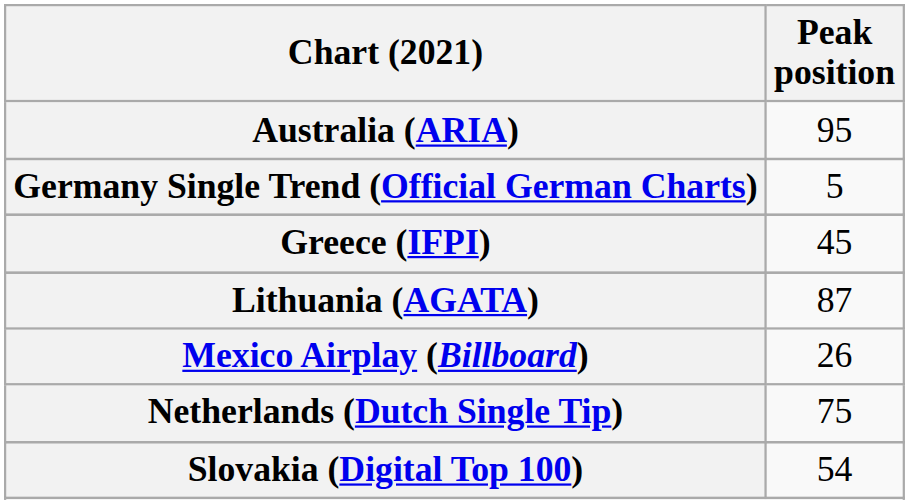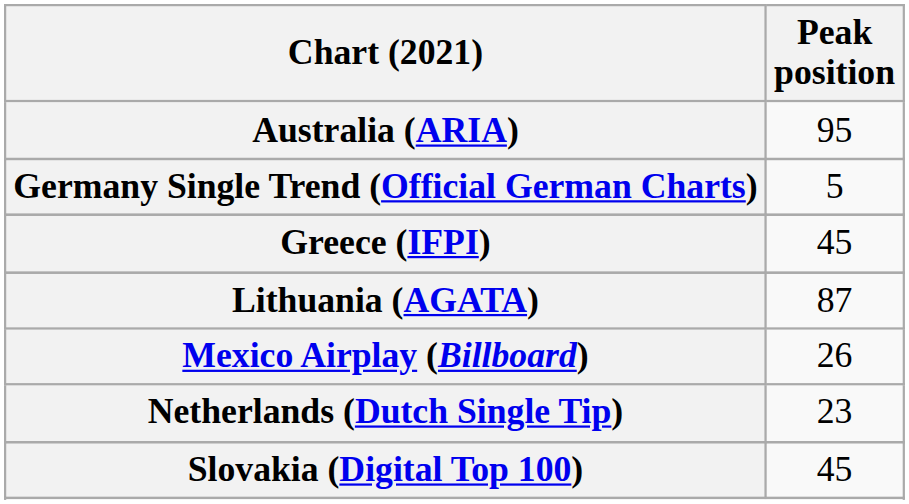(835, 412) 75 -> (835, 412) 23
(835, 469) 54 -> (835, 469) 45
